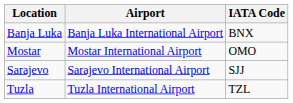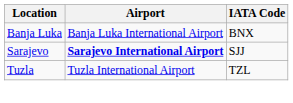- row: (24, 51)
(138, 70) normal -> (145, 51) bold
